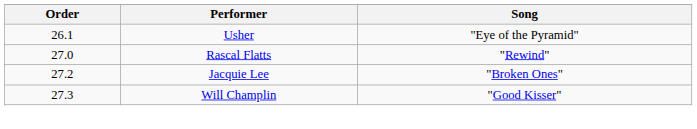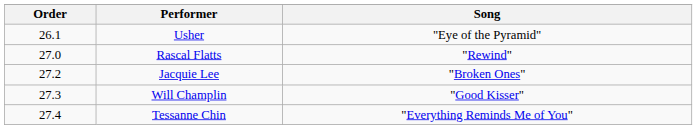+ row: (189, 114)
